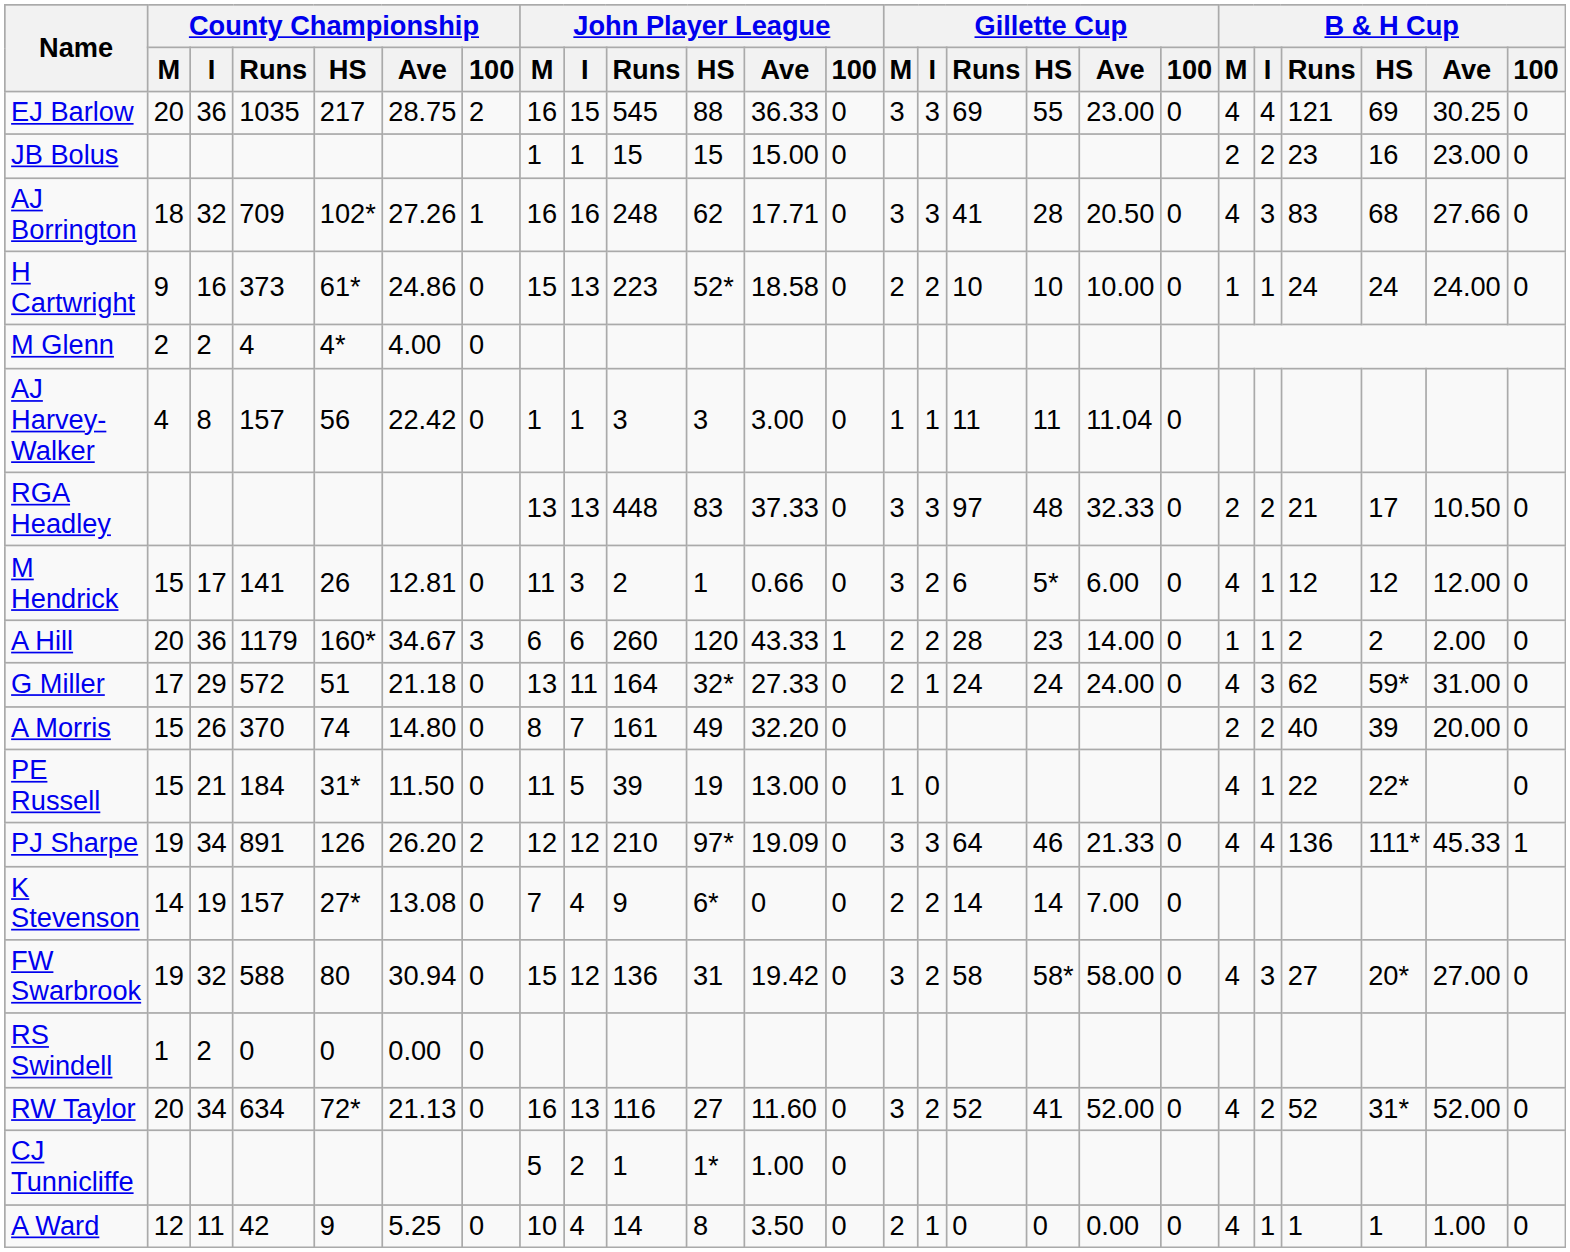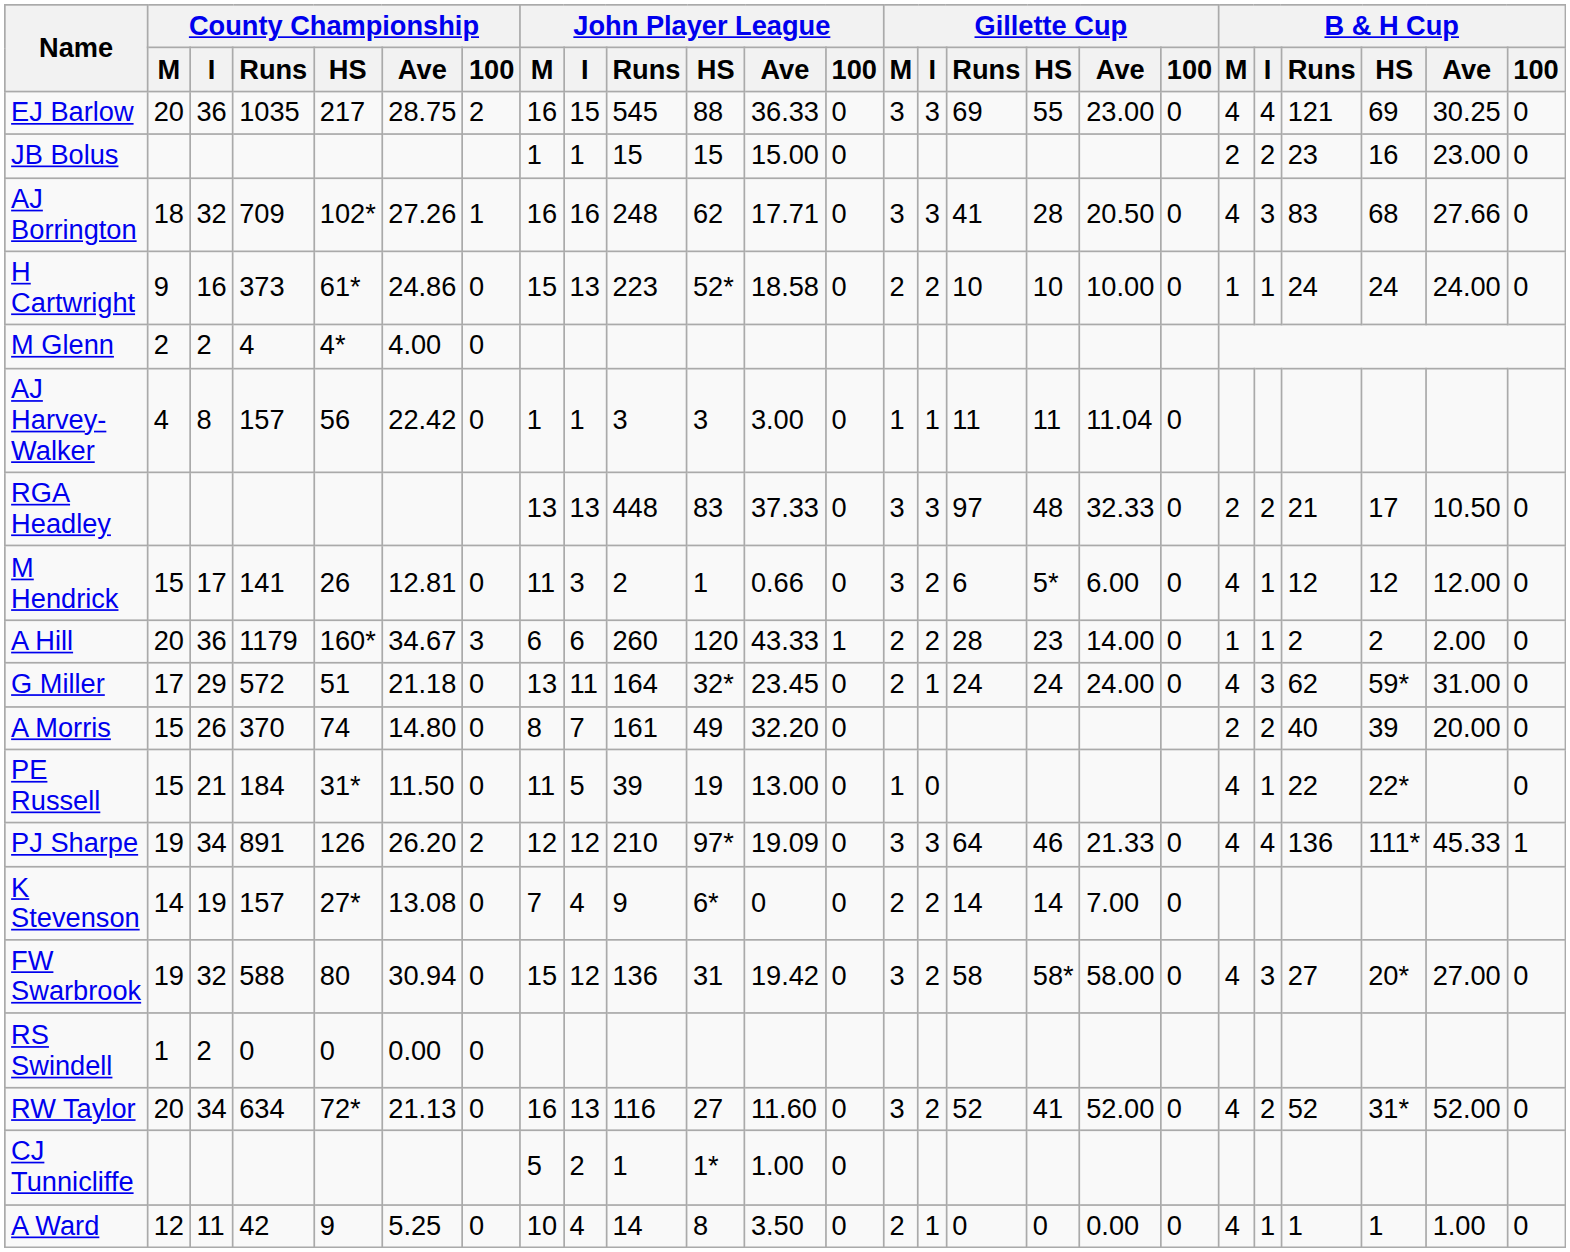(785, 684) 27.33 -> (785, 684) 23.45
